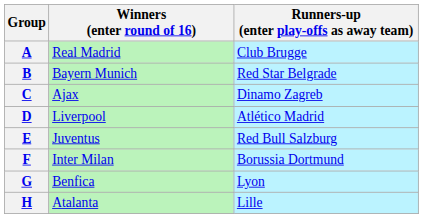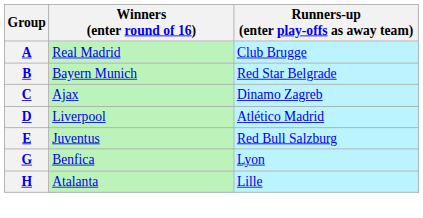- row: (27, 159)
